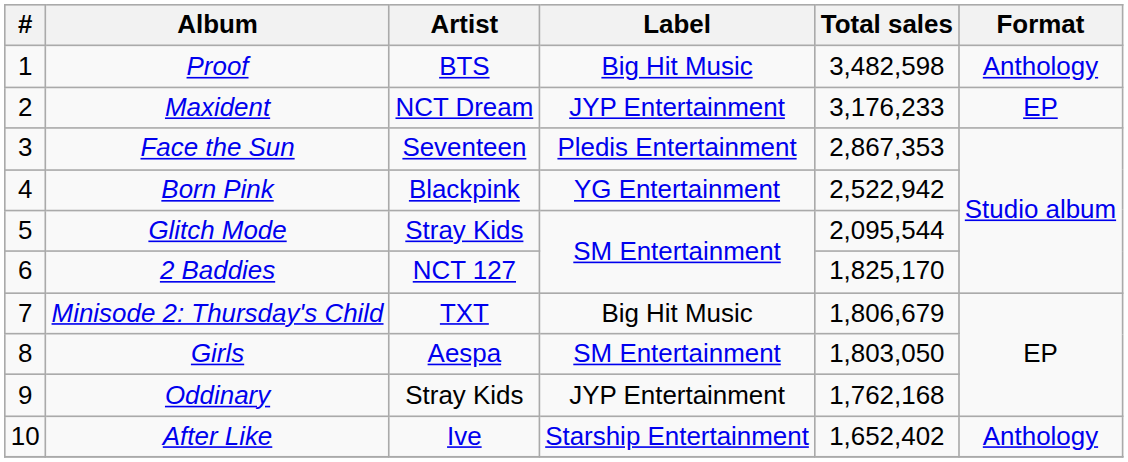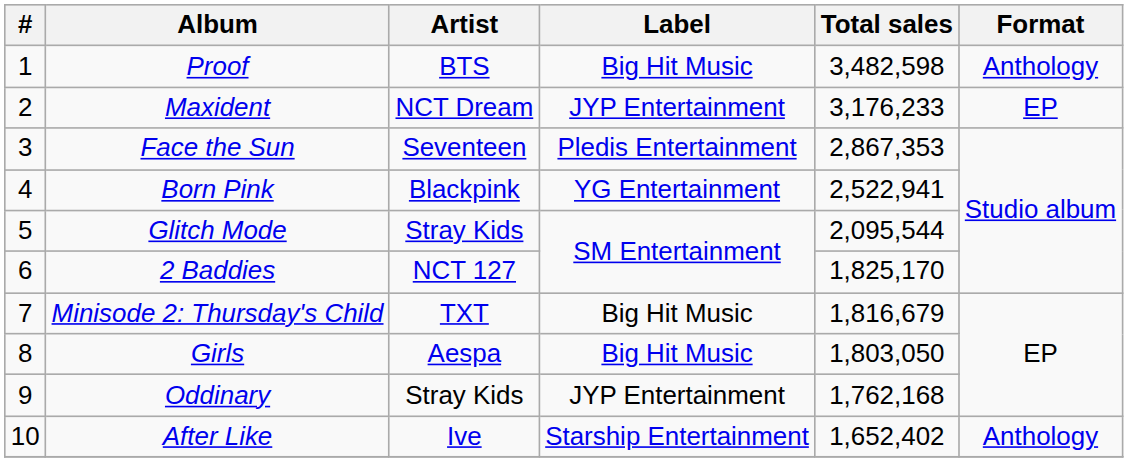(887, 189) 2,522,942 -> (887, 189) 2,522,941
(887, 312) 1,806,679 -> (887, 312) 1,816,679
(677, 353) SM Entertainment -> (677, 353) Big Hit Music
